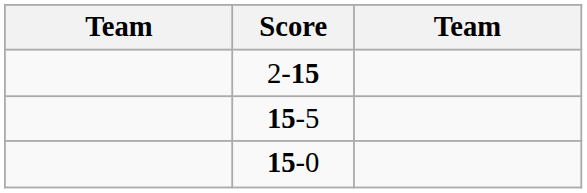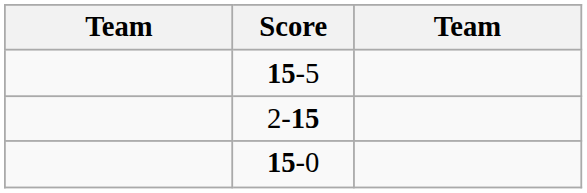rows swapped: (293, 72) <-> (293, 118)
